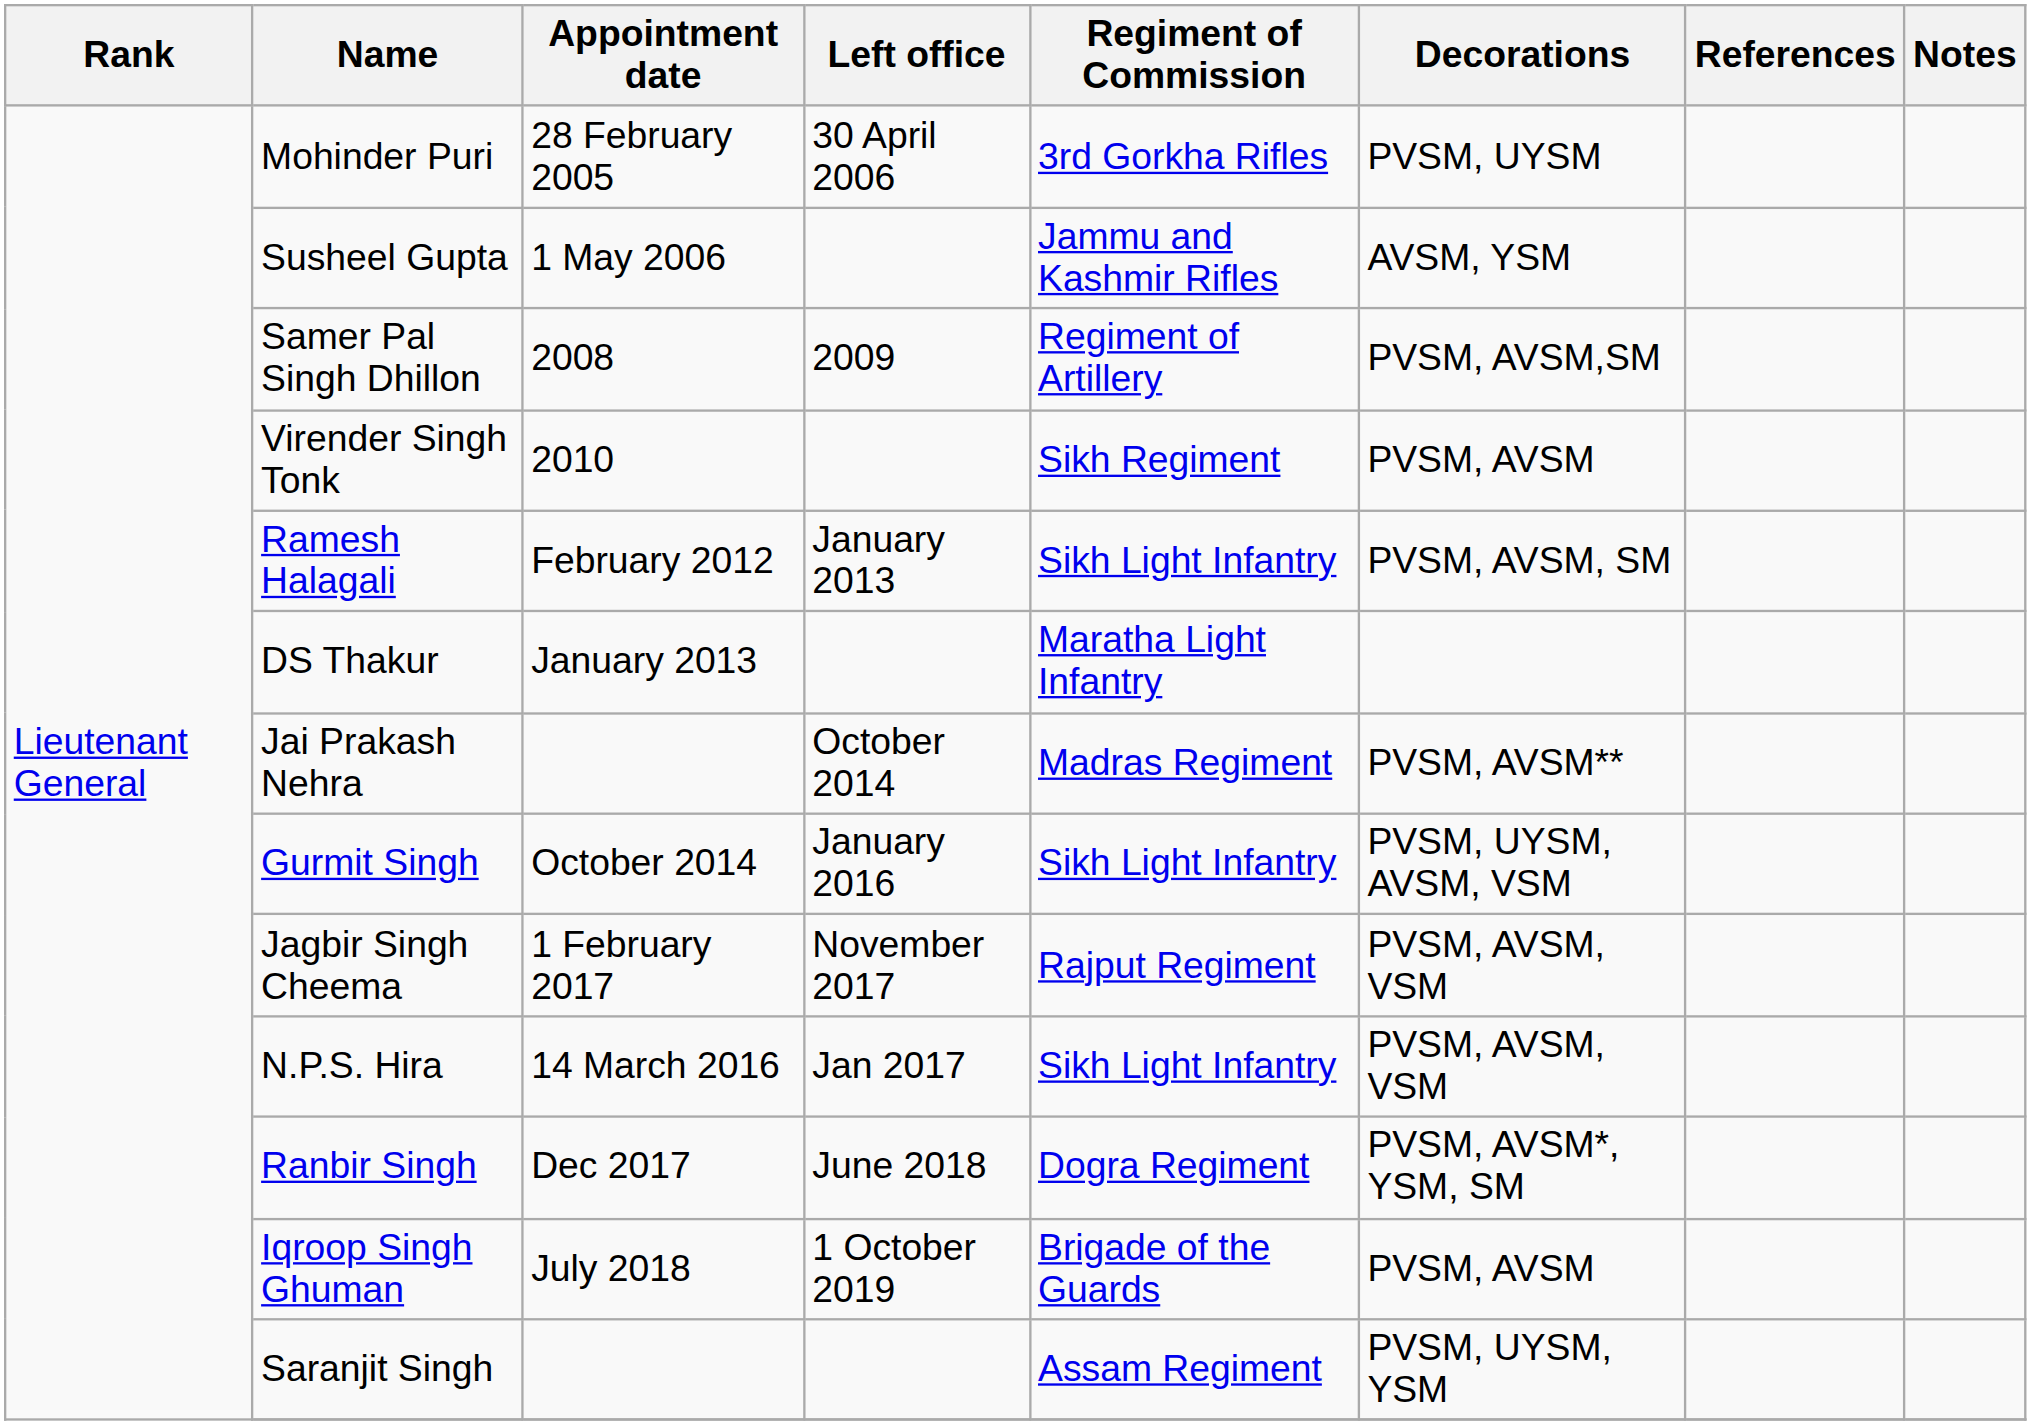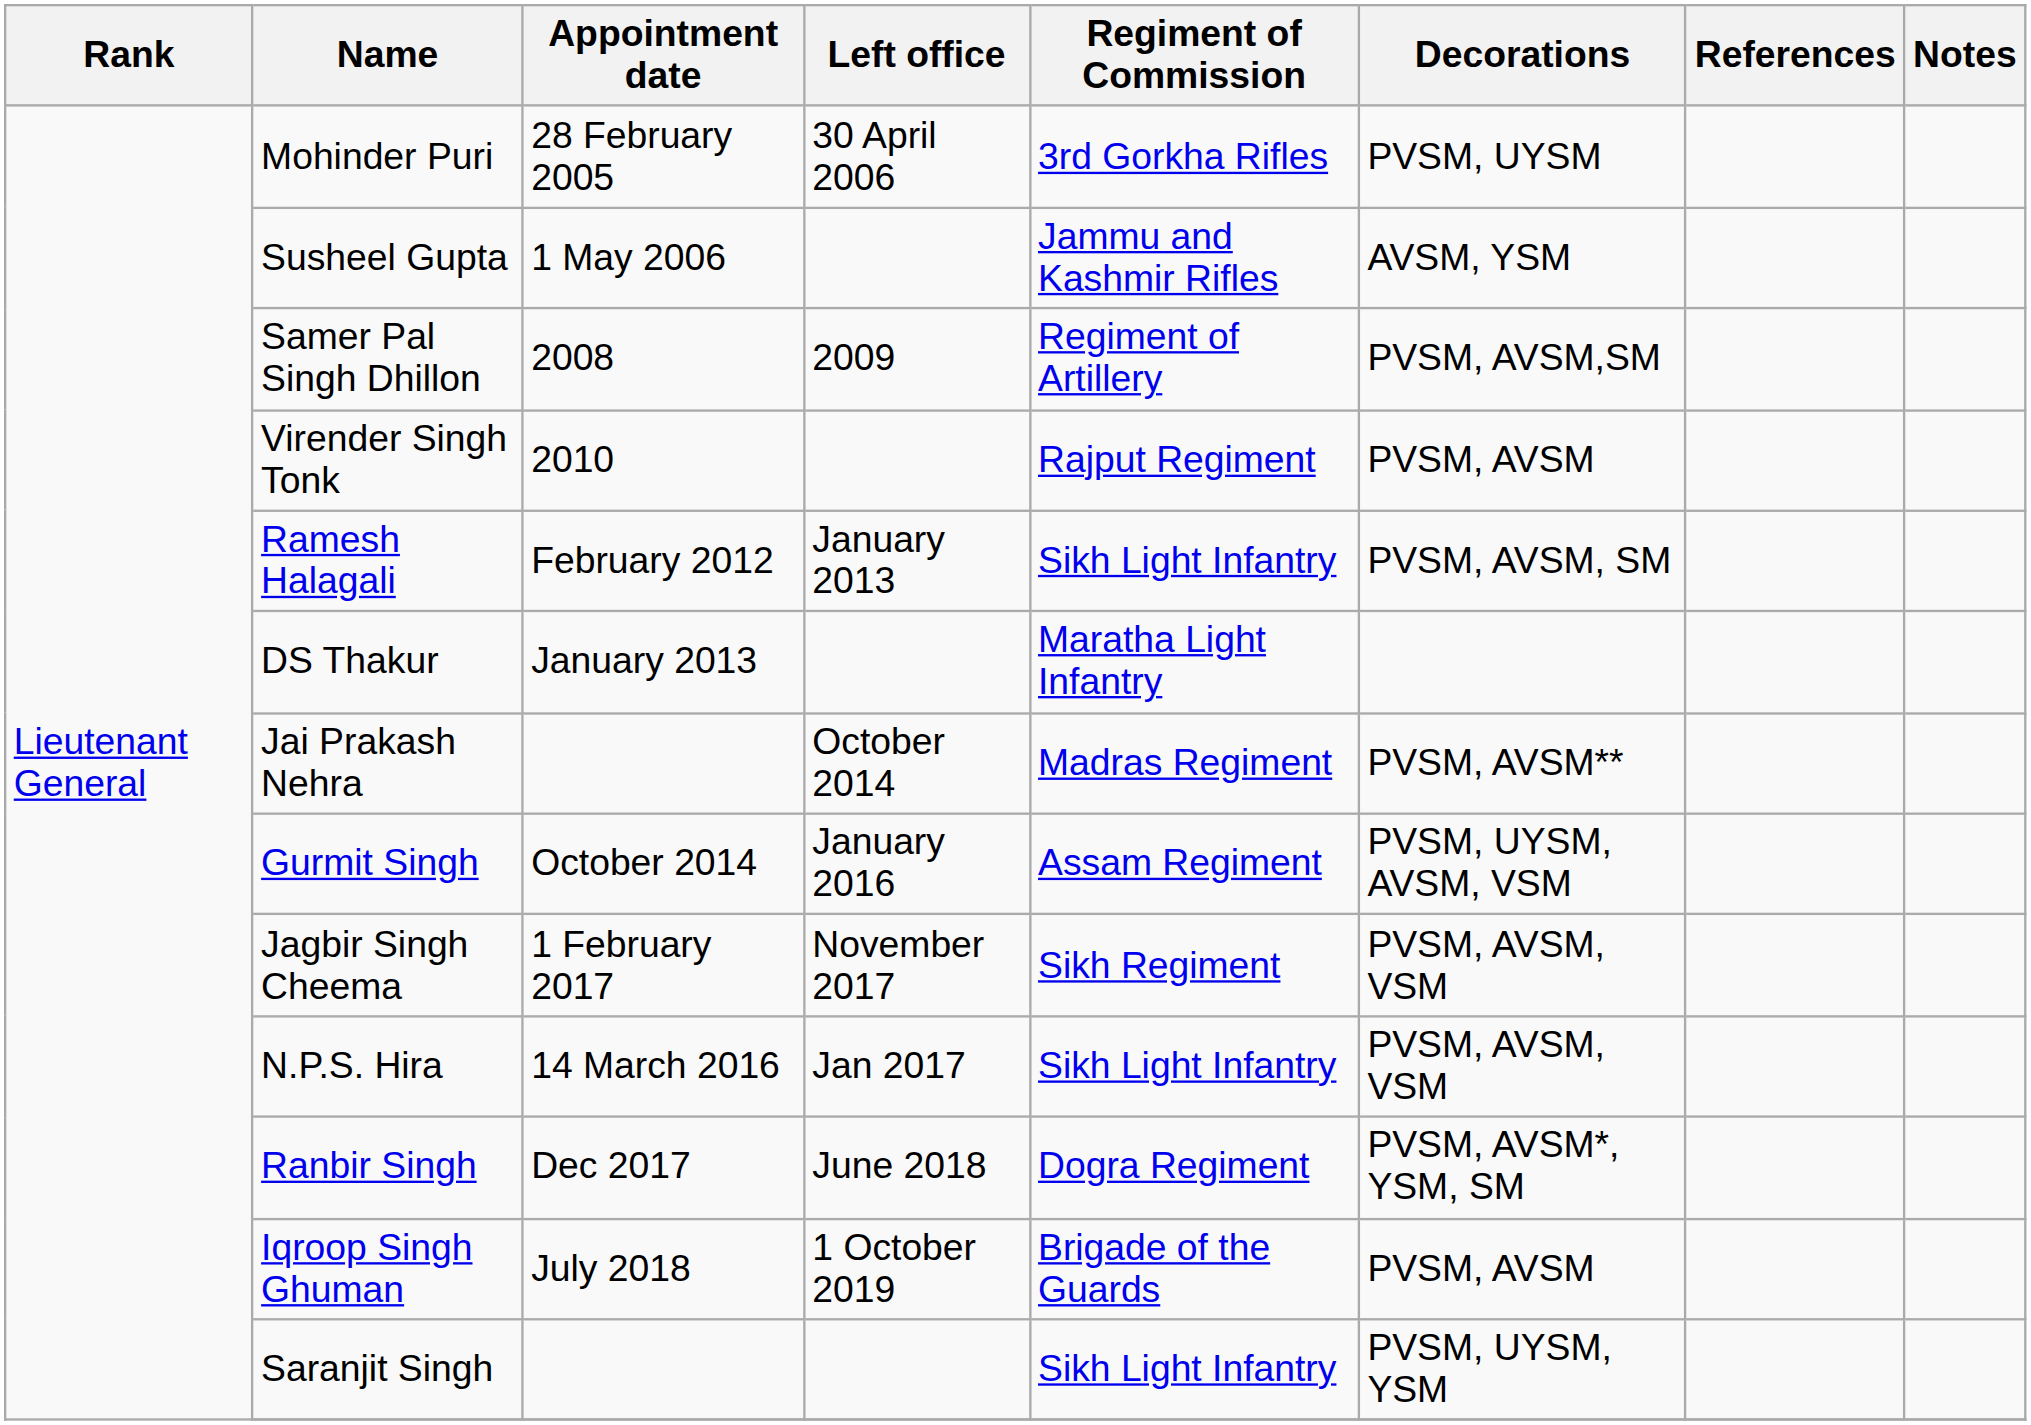(1159, 459) Sikh Regiment -> (1177, 459) Rajput Regiment
(1187, 863) Sikh Light Infantry -> (1180, 863) Assam Regiment
(1177, 964) Rajput Regiment -> (1159, 964) Sikh Regiment
(1180, 1368) Assam Regiment -> (1187, 1368) Sikh Light Infantry
